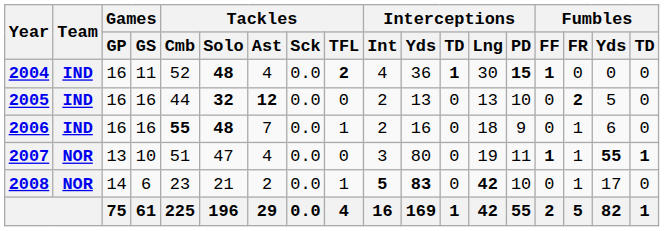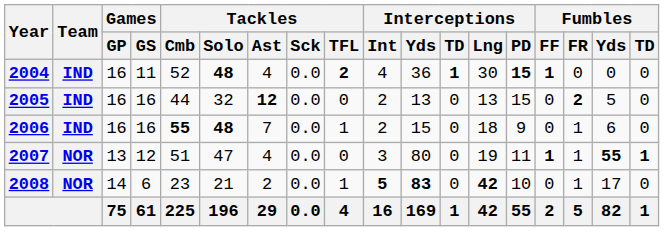(223, 101) bold -> (223, 101) normal
(521, 101) 10 -> (521, 101) 15
(421, 129) 16 -> (421, 129) 15
(146, 156) 10 -> (146, 156) 12
